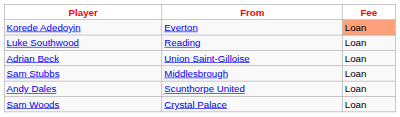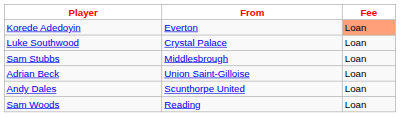(182, 43) Reading -> (196, 43) Crystal Palace
rows swapped: (33, 74) <-> (33, 58)
(196, 105) Crystal Palace -> (182, 105) Reading
